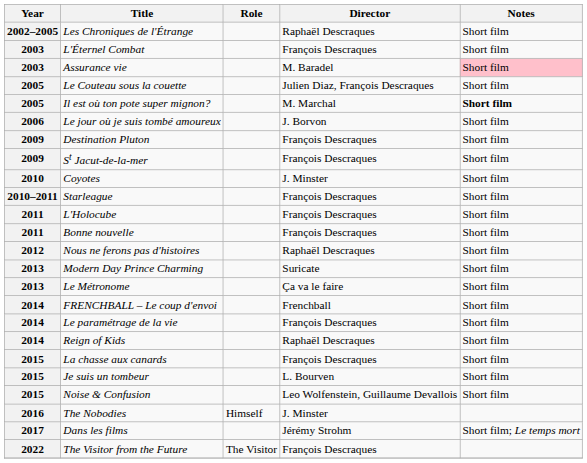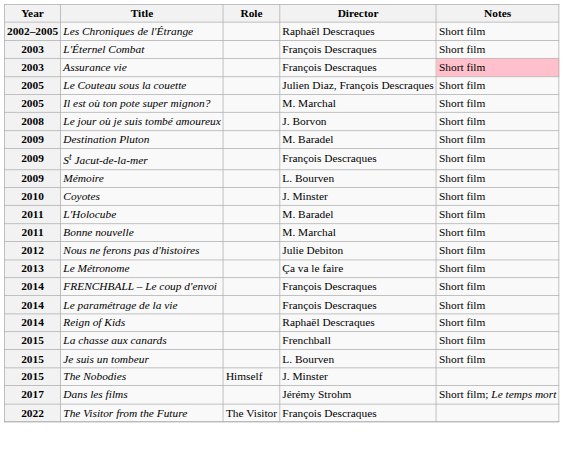(308, 67) M. Baradel -> (329, 67) François Descraques
(487, 103) bold -> (462, 103) normal
(33, 121) 2006 -> (33, 121) 2008
(329, 139) François Descraques -> (308, 139) M. Baradel
+ row: (84, 178)
- row: (88, 196)
(329, 214) François Descraques -> (308, 214) M. Baradel
(329, 232) François Descraques -> (309, 232) M. Marchal
(329, 250) Raphaël Descraques -> (313, 250) Julie Debiton
- row: (133, 268)
(307, 304) Frenchball -> (329, 286) François Descraques
(329, 358) François Descraques -> (307, 340) Frenchball
- row: (107, 394)
(33, 412) 2016 -> (33, 376) 2015
